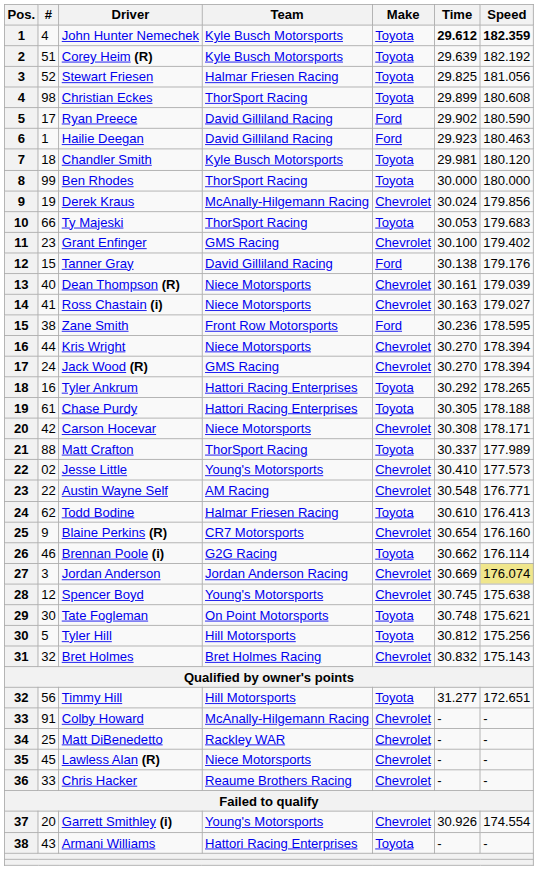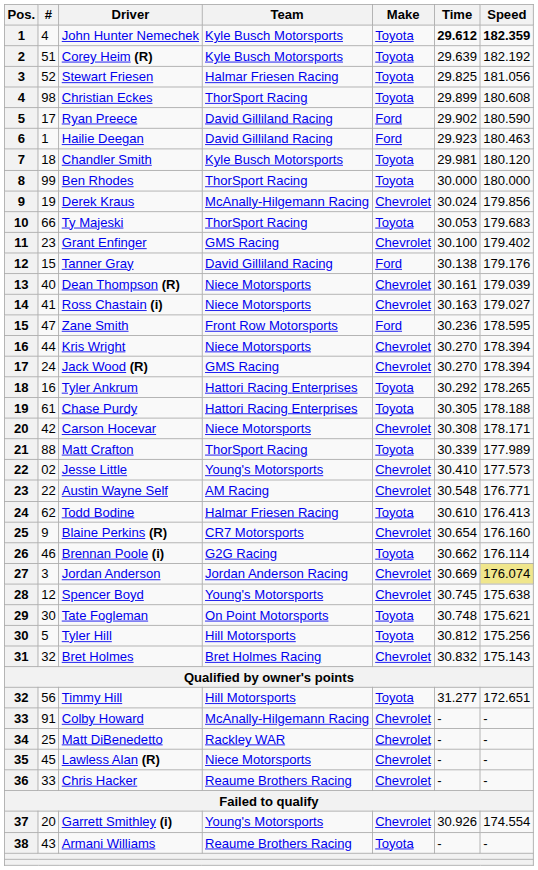(48, 325) 38 -> (48, 325) 47
(457, 450) 30.337 -> (457, 450) 30.339
(281, 843) Hattori Racing Enterprises -> (278, 843) Reaume Brothers Racing
